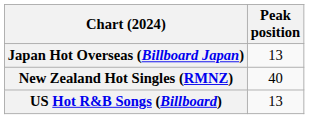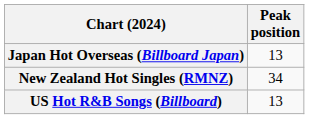(275, 78) 40 -> (275, 78) 34
